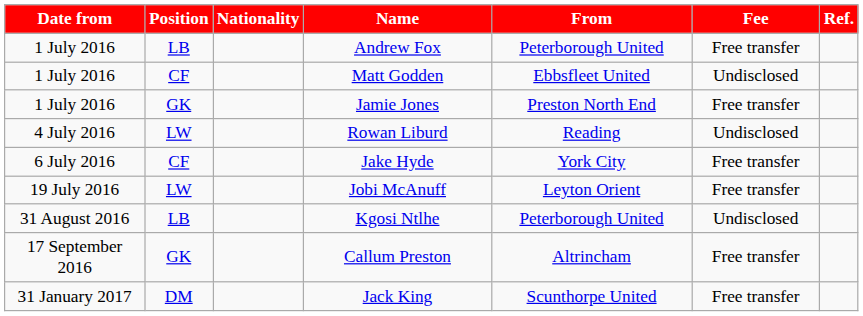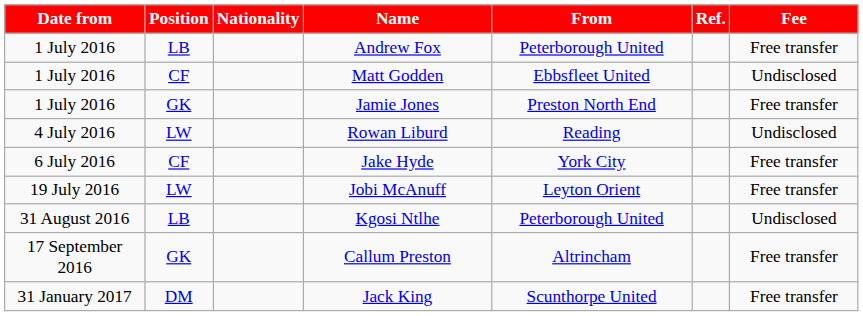columns swapped: (756, 19) <-> (839, 19)
